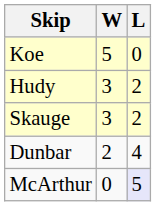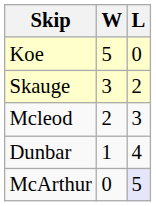- row: (32, 86)
+ row: (41, 119)
(107, 151) 2 -> (107, 151) 1
